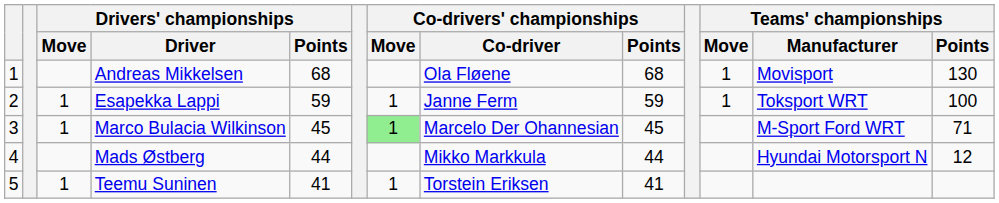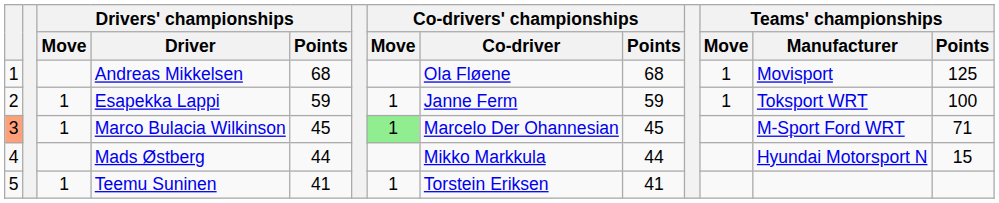(963, 73) 130 -> (963, 73) 125
(14, 129) no background -> (14, 129) lightsalmon background
(963, 156) 12 -> (963, 156) 15
